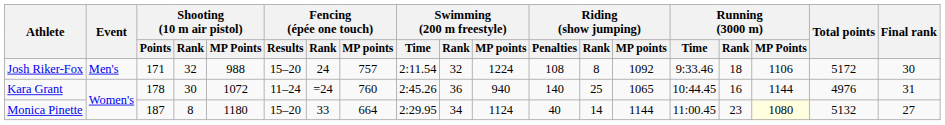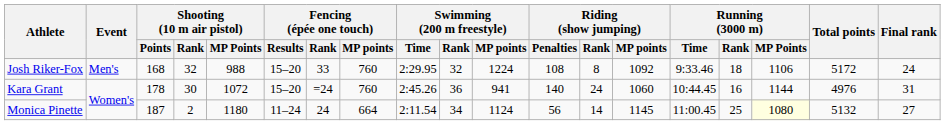(155, 69) 171 -> (155, 69) 168
(323, 69) 24 -> (323, 69) 33
(368, 69) 757 -> (368, 69) 760
(418, 69) 2:11.54 -> (418, 69) 2:29.95
(909, 69) 30 -> (909, 69) 24
(285, 89) 11–24 -> (285, 89) 15–20
(501, 89) 940 -> (501, 89) 941
(596, 89) 25 -> (596, 89) 24
(641, 89) 1065 -> (641, 89) 1060
(190, 110) 8 -> (190, 110) 2
(285, 110) 15–20 -> (285, 110) 11–24
(323, 110) 33 -> (323, 110) 24
(418, 110) 2:29.95 -> (418, 110) 2:11.54
(555, 110) 40 -> (555, 110) 56
(641, 110) 1144 -> (641, 110) 1145
(736, 110) 23 -> (736, 110) 25
